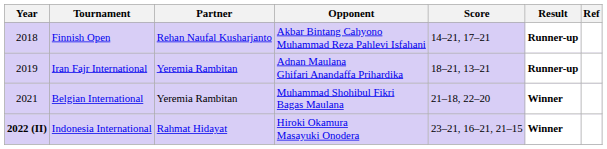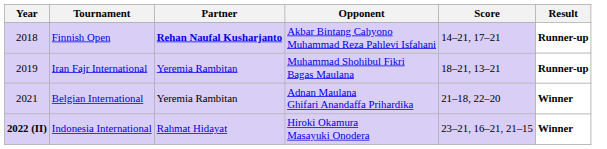- column: (591, 13)
(214, 37) normal -> (219, 37) bold
(340, 68) Adnan Maulana Ghifari Anandaffa Prihardika -> (346, 68) Muhammad Shohibul Fikri Bagas Maulana
(336, 99) Muhammad Shohibul Fikri Bagas Maulana -> (350, 99) Adnan Maulana Ghifari Anandaffa Prihardika
